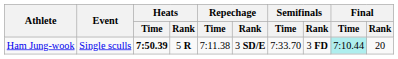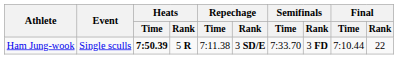(349, 46) paleturquoise background -> (349, 46) no background
(380, 46) 20 -> (380, 46) 22
